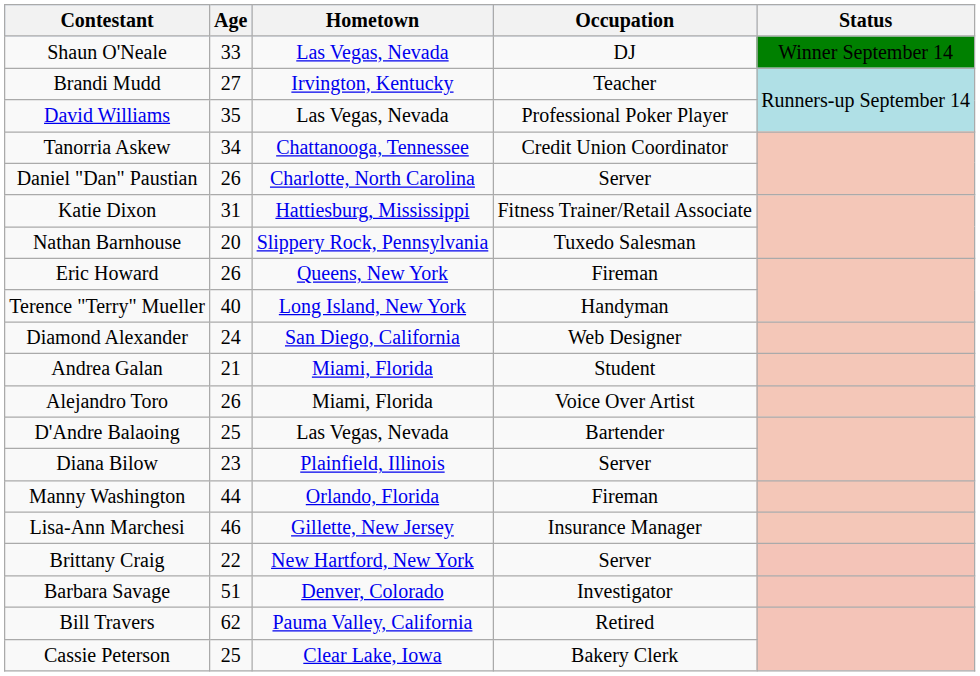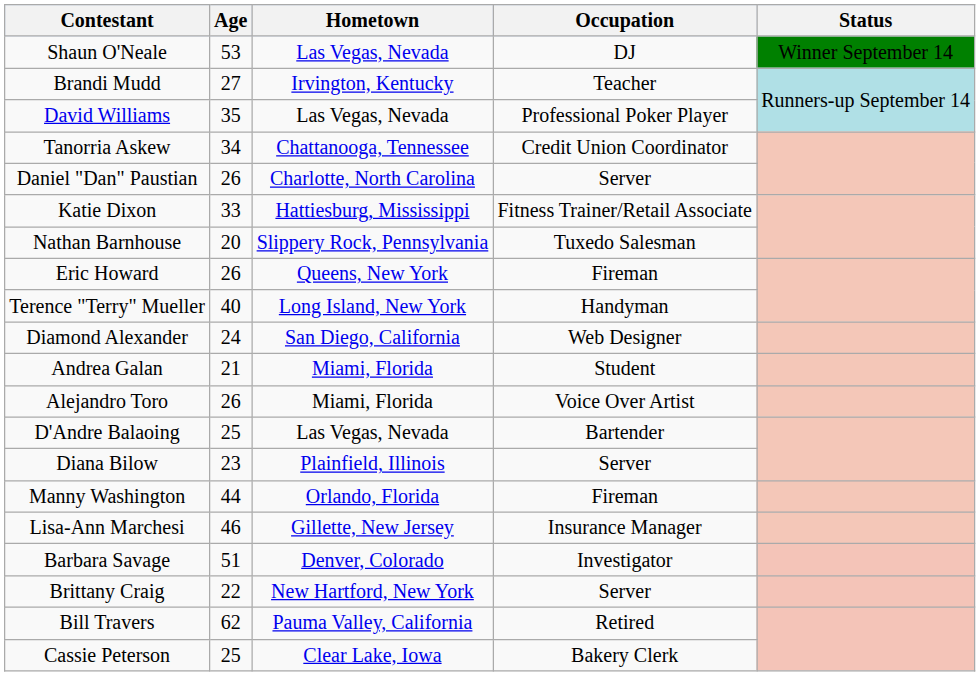(231, 52) 33 -> (231, 52) 53
(231, 210) 31 -> (231, 210) 33
rows swapped: (107, 559) <-> (107, 591)
